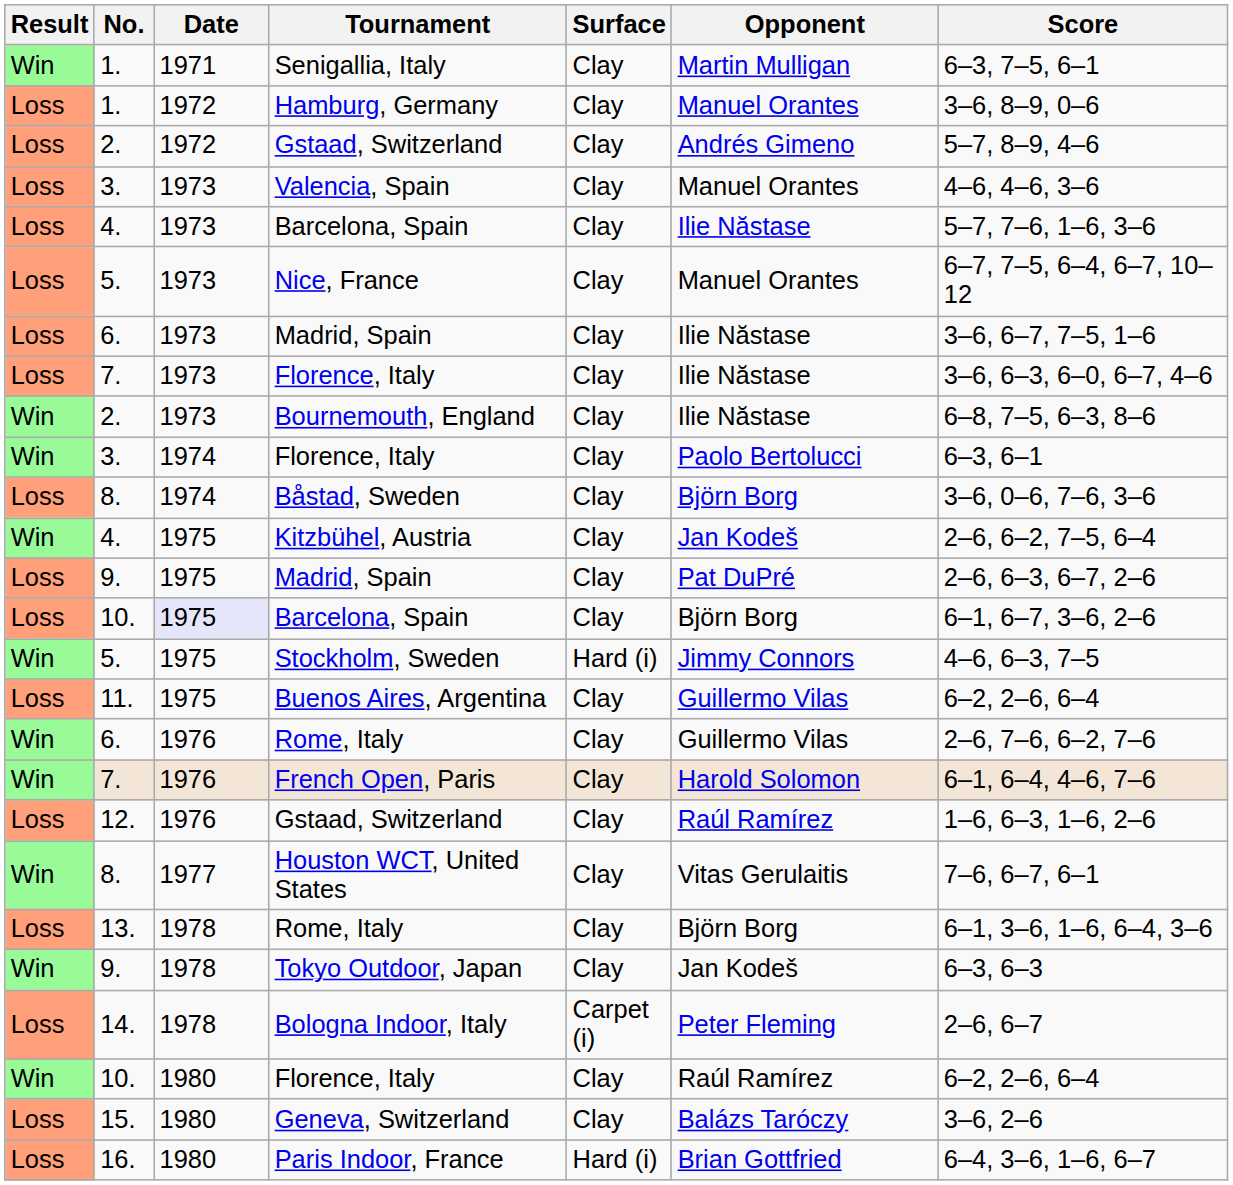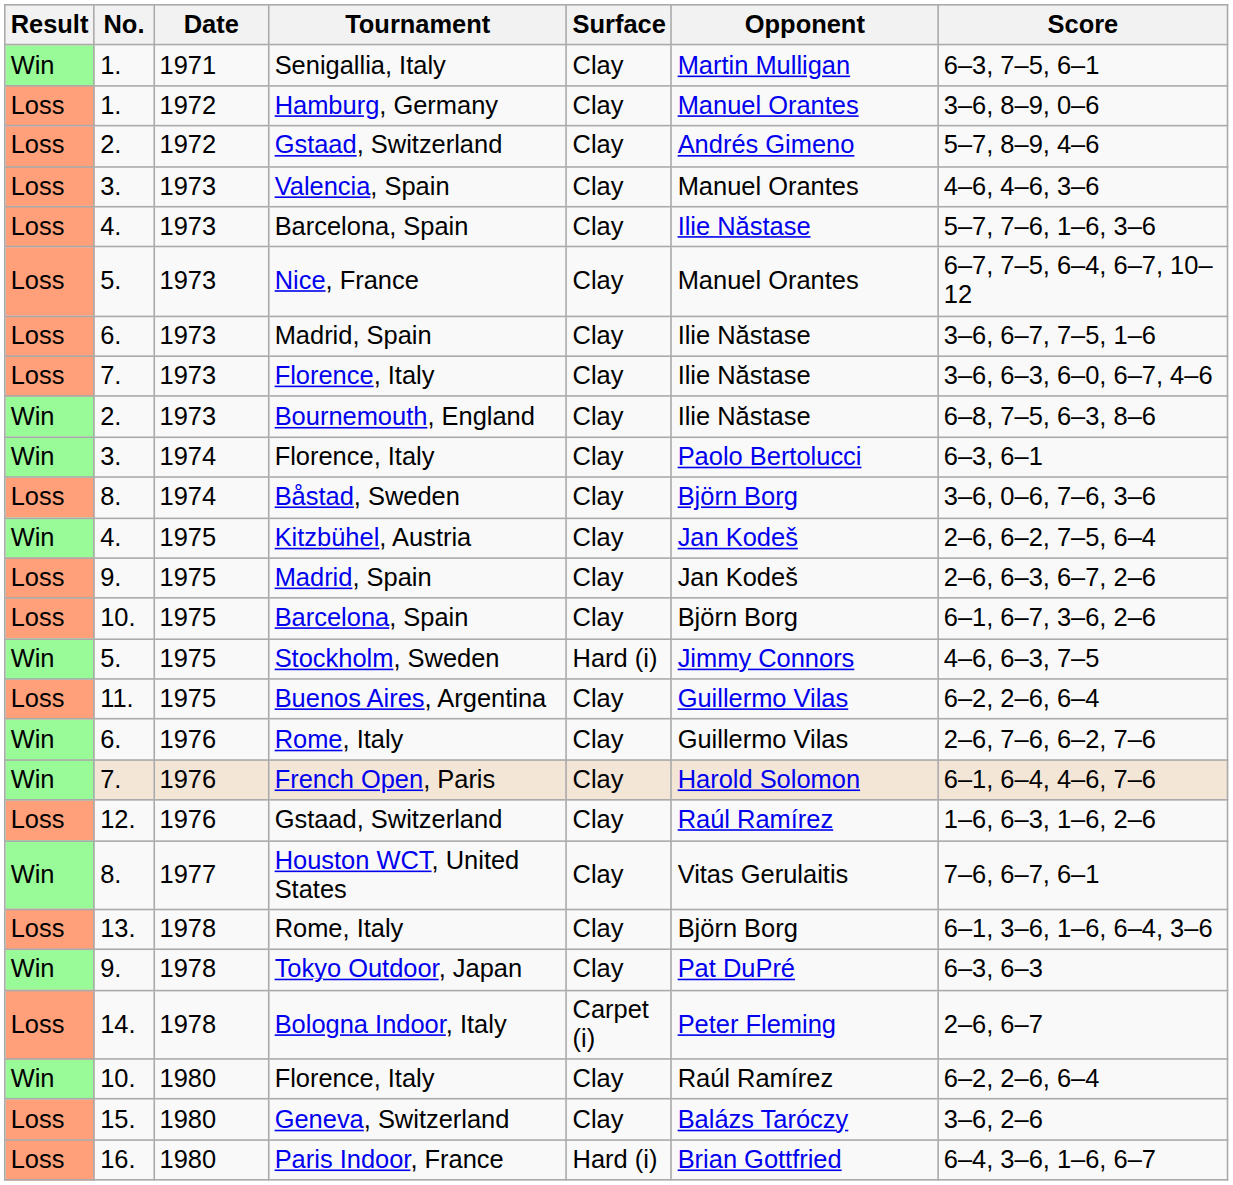(736, 577) Pat DuPré -> (738, 577) Jan Kodeš
(188, 618) lavender background -> (188, 618) no background
(738, 969) Jan Kodeš -> (736, 969) Pat DuPré
